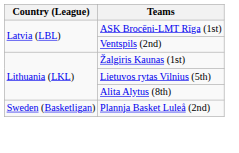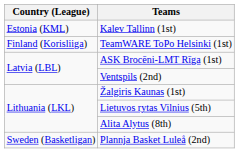+ row: (138, 28)
+ row: (166, 44)
